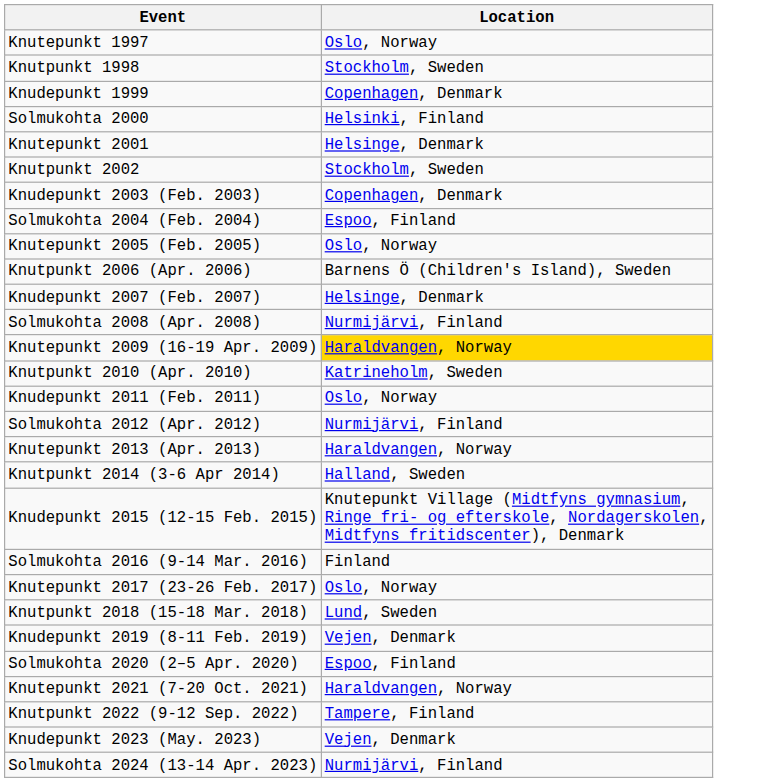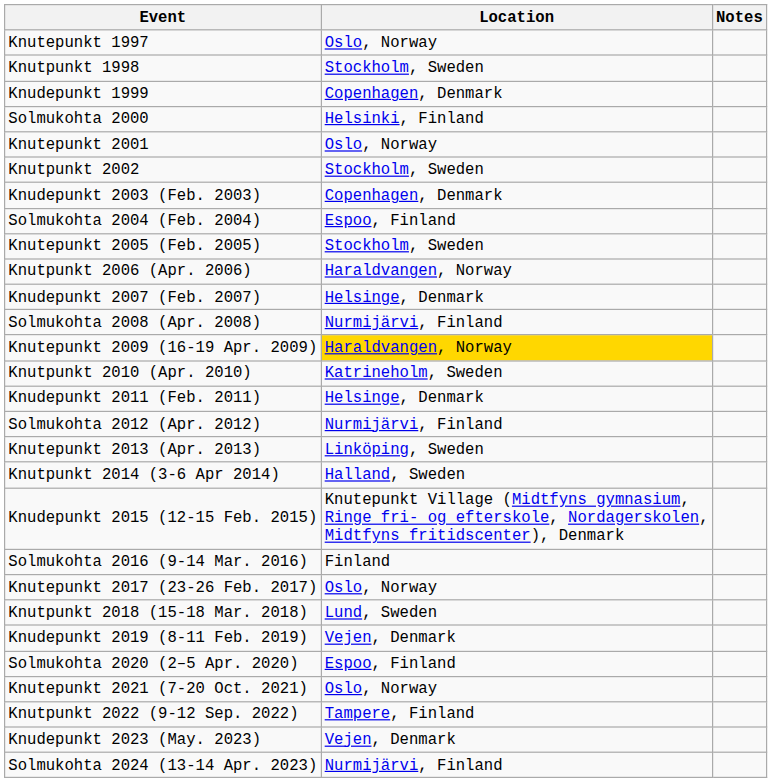+ column: (739, 17)
(404, 144) Helsinge, Denmark -> (381, 144) Oslo, Norway
(381, 246) Oslo, Norway -> (404, 246) Stockholm, Sweden
(498, 272) Barnens Ö (Children's Island), Sweden -> (418, 272) Haraldvangen, Norway
(381, 399) Oslo, Norway -> (404, 399) Helsinge, Denmark
(418, 450) Haraldvangen, Norway -> (404, 450) Linköping, Sweden
(418, 689) Haraldvangen, Norway -> (381, 689) Oslo, Norway
